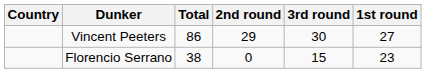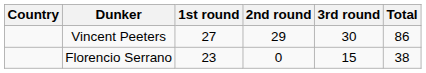columns swapped: (387, 15) <-> (194, 15)
